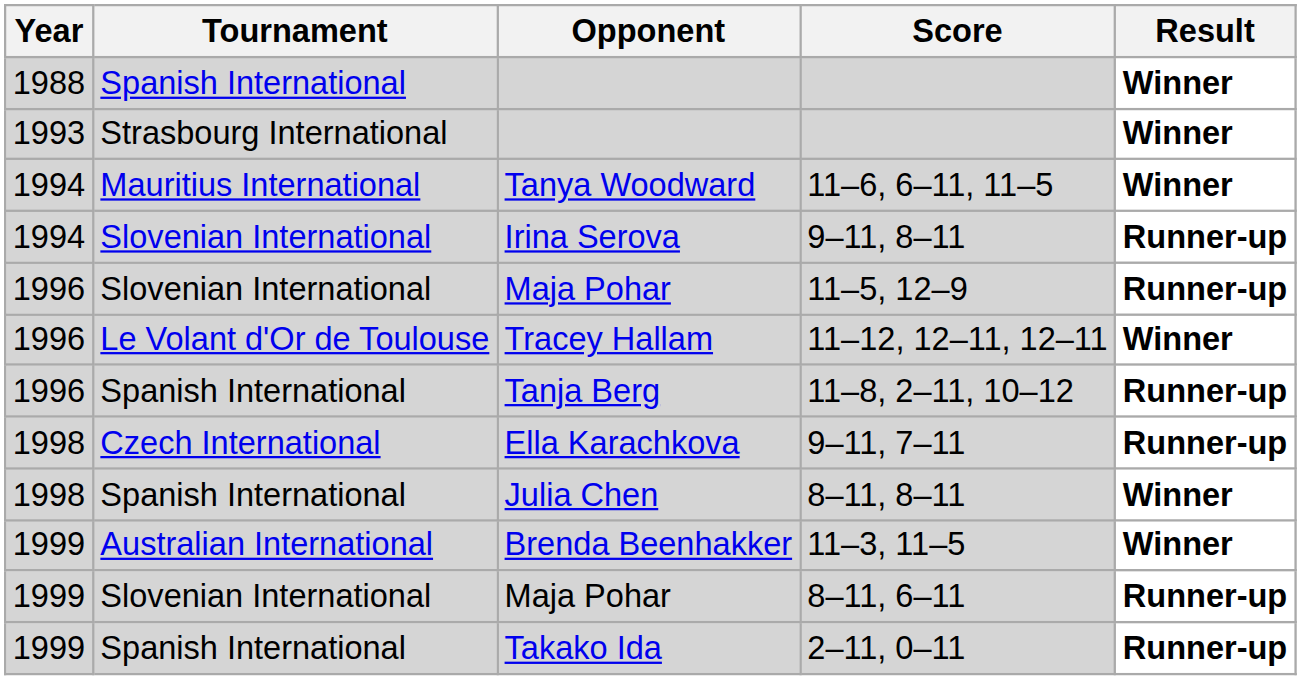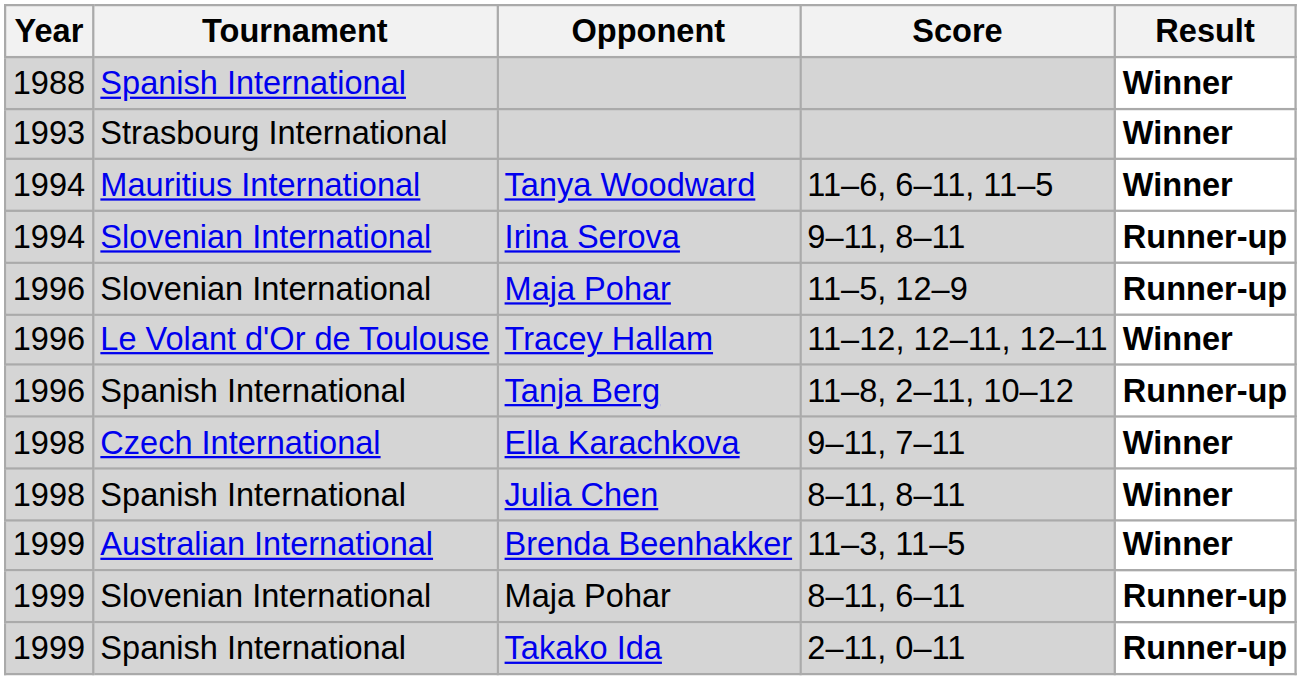(1205, 443) Runner-up -> (1178, 443) Winner
